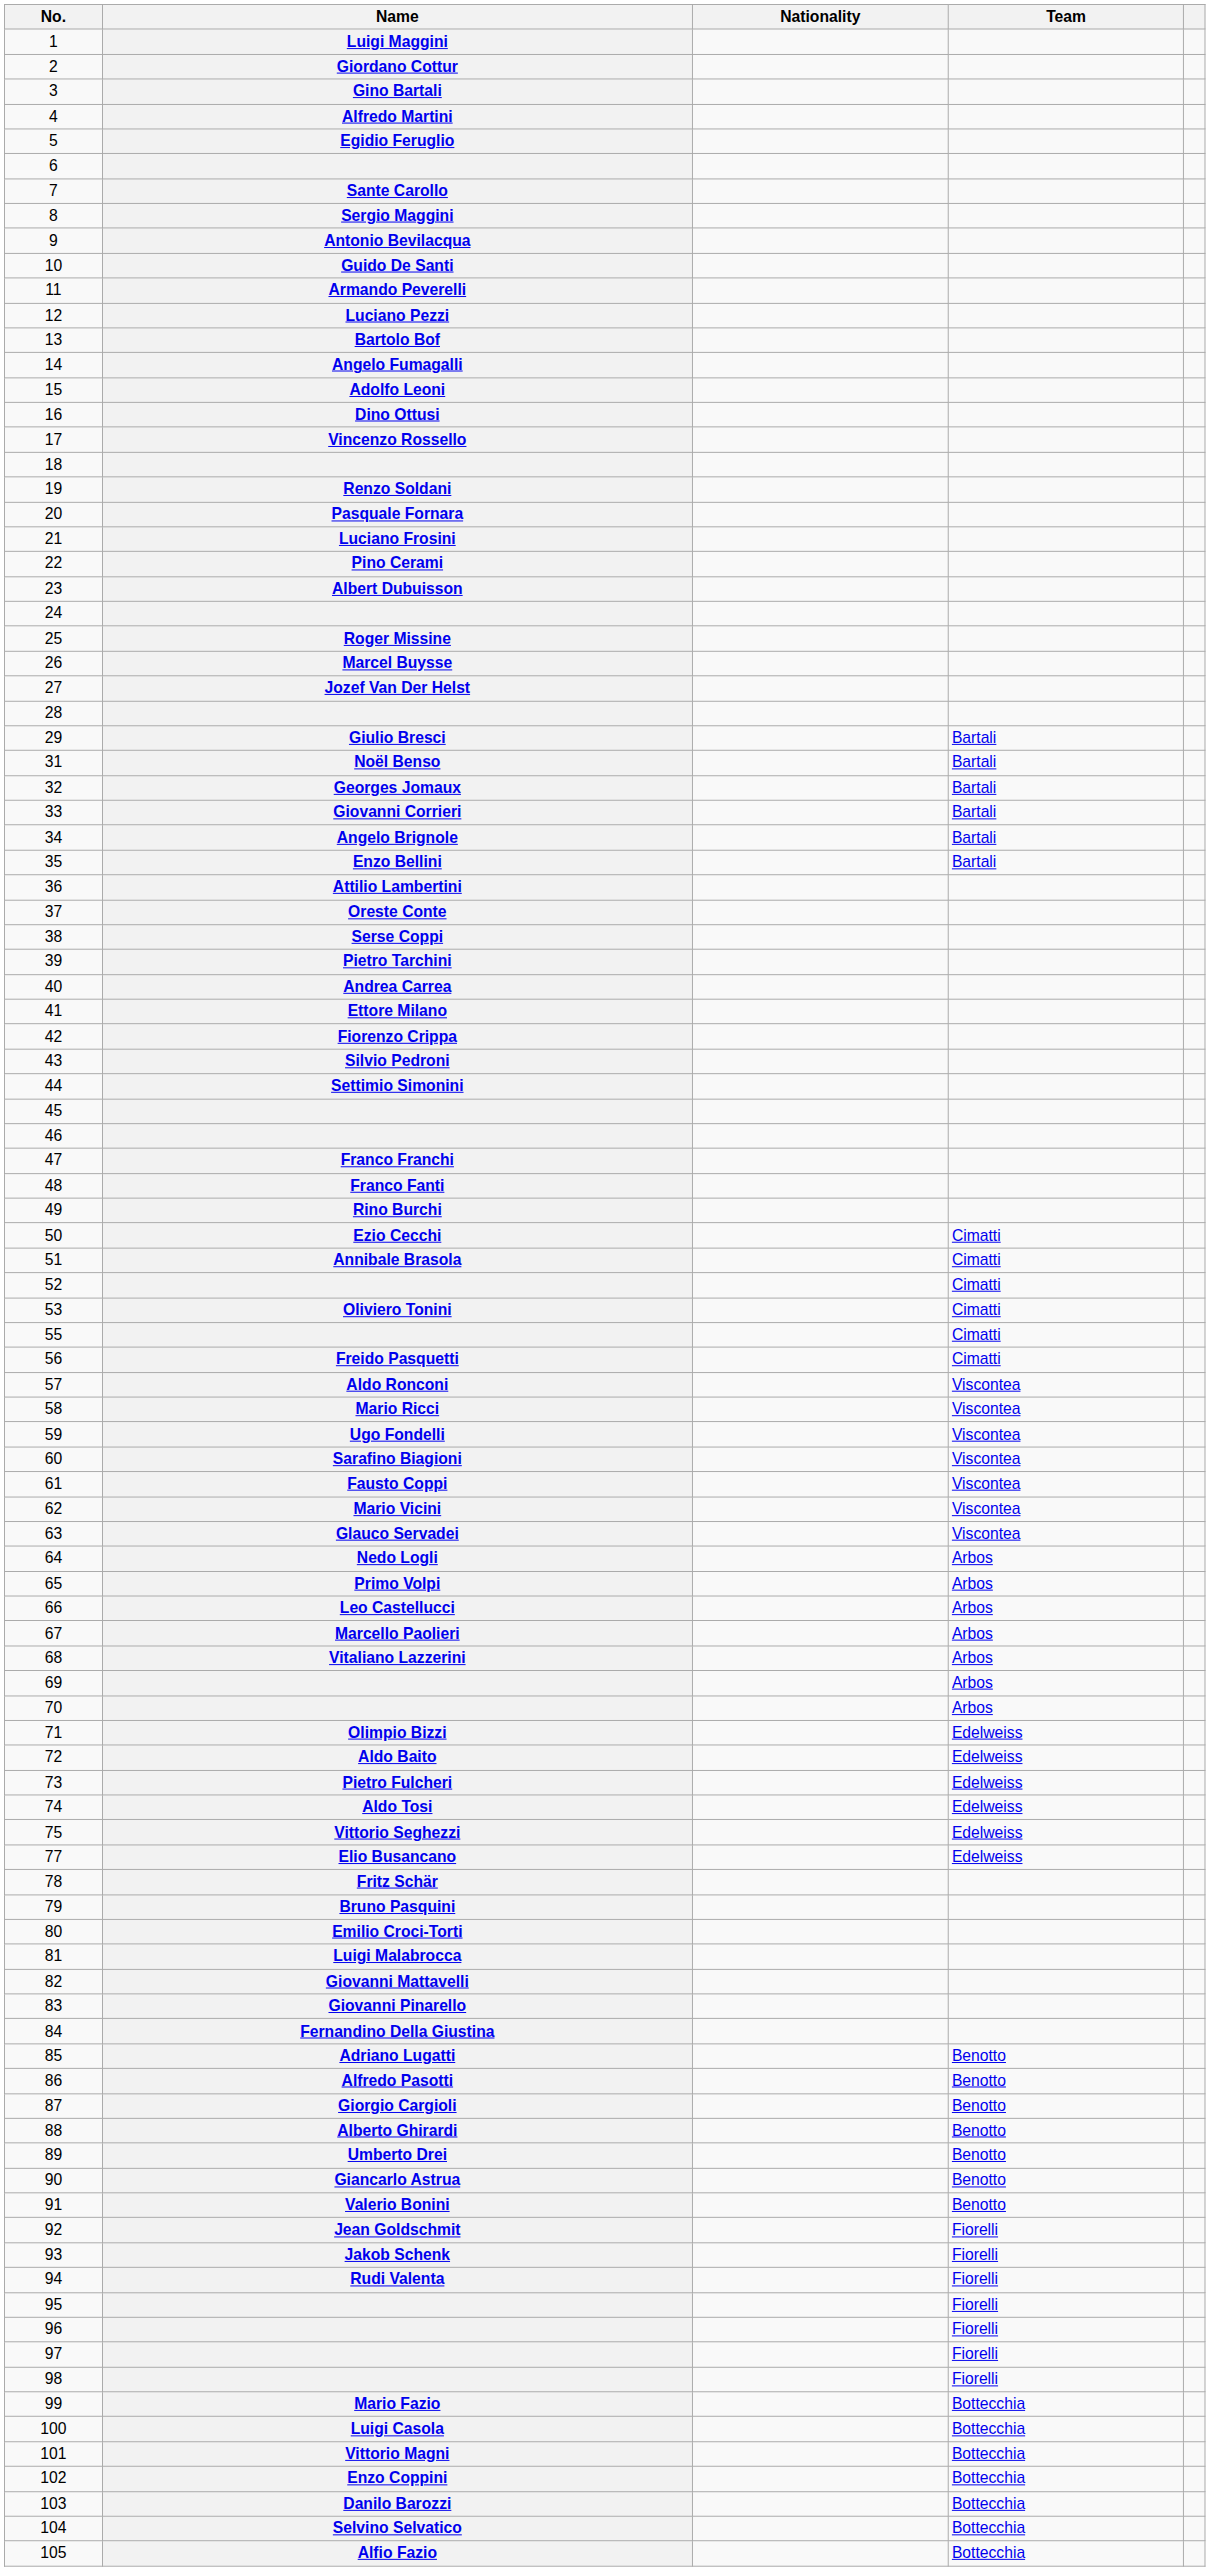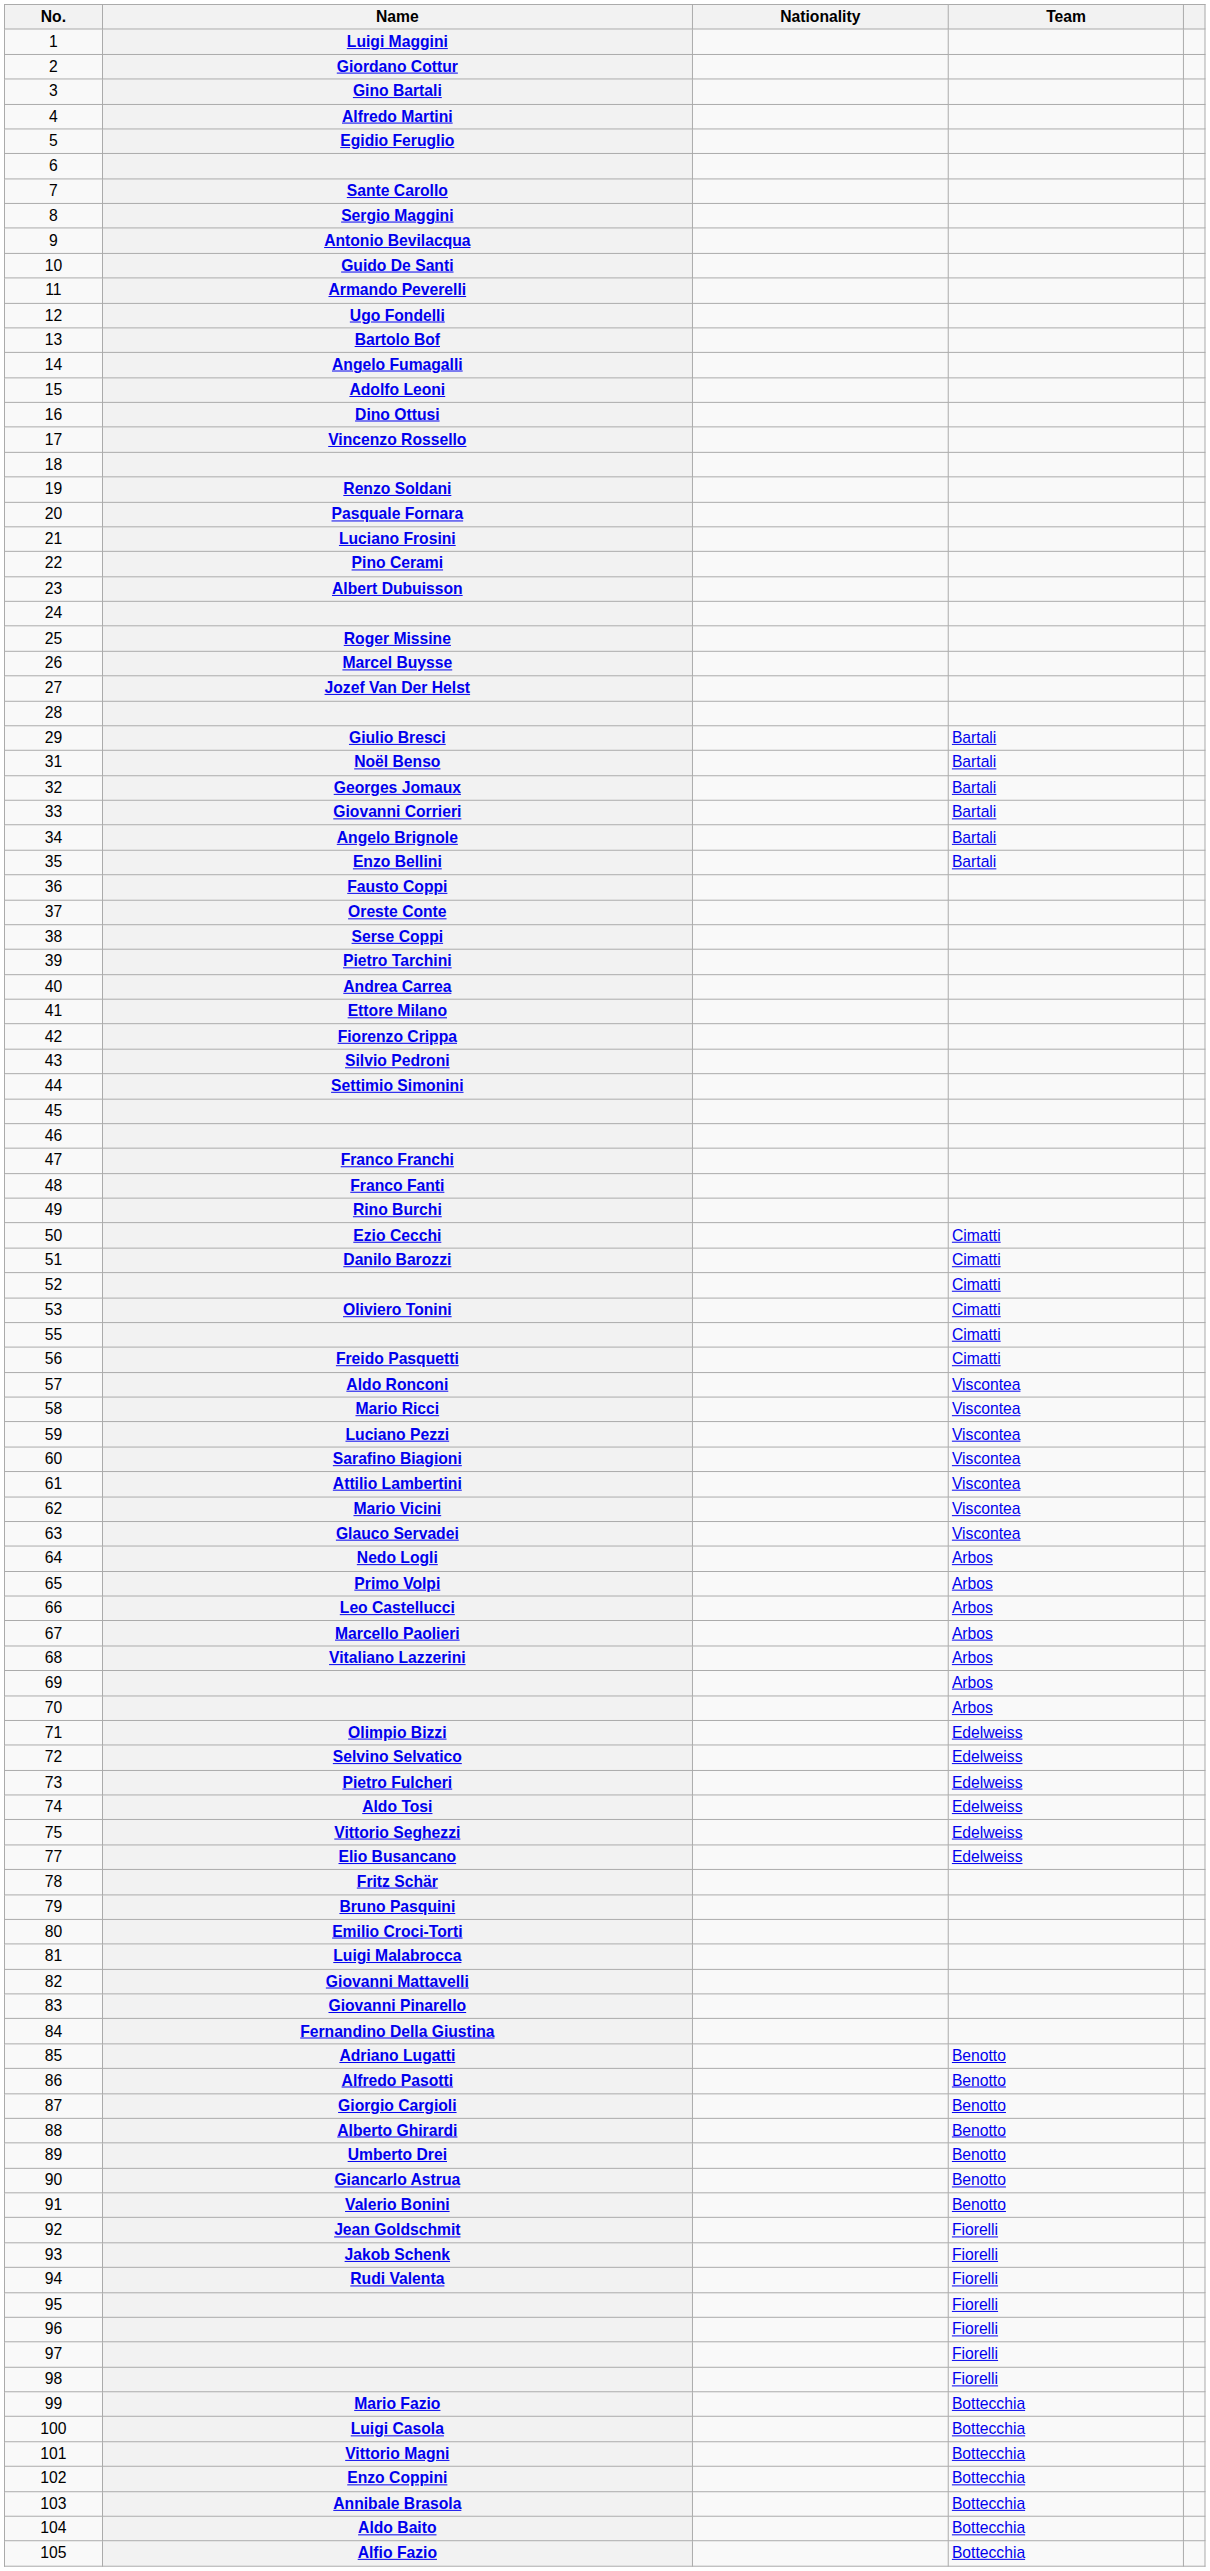(397, 315) Luciano Pezzi -> (397, 315) Ugo Fondelli
(397, 887) Attilio Lambertini -> (397, 887) Fausto Coppi
(397, 1260) Annibale Brasola -> (397, 1260) Danilo Barozzi
(397, 1434) Ugo Fondelli -> (397, 1434) Luciano Pezzi
(397, 1484) Fausto Coppi -> (397, 1484) Attilio Lambertini
(397, 1757) Aldo Baito -> (397, 1757) Selvino Selvatico
(397, 2503) Danilo Barozzi -> (397, 2503) Annibale Brasola
(397, 2528) Selvino Selvatico -> (397, 2528) Aldo Baito
